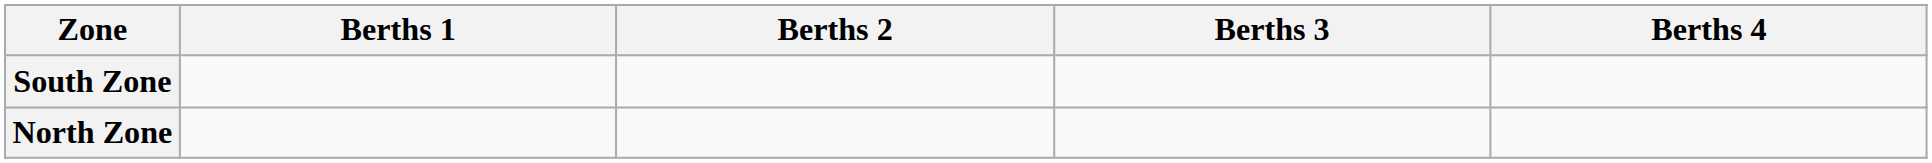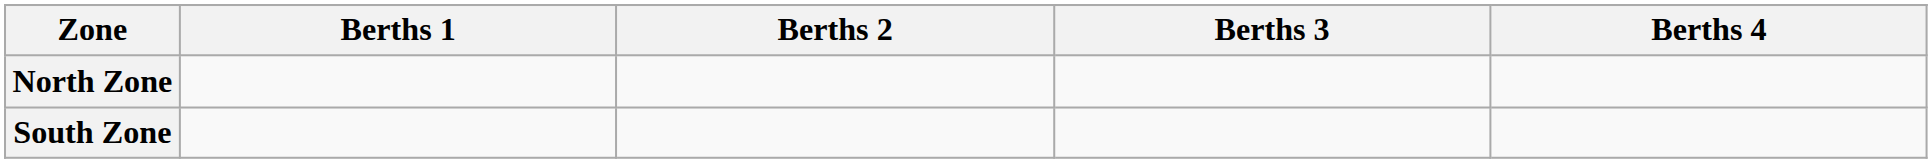rows swapped: (92, 81) <-> (92, 132)
